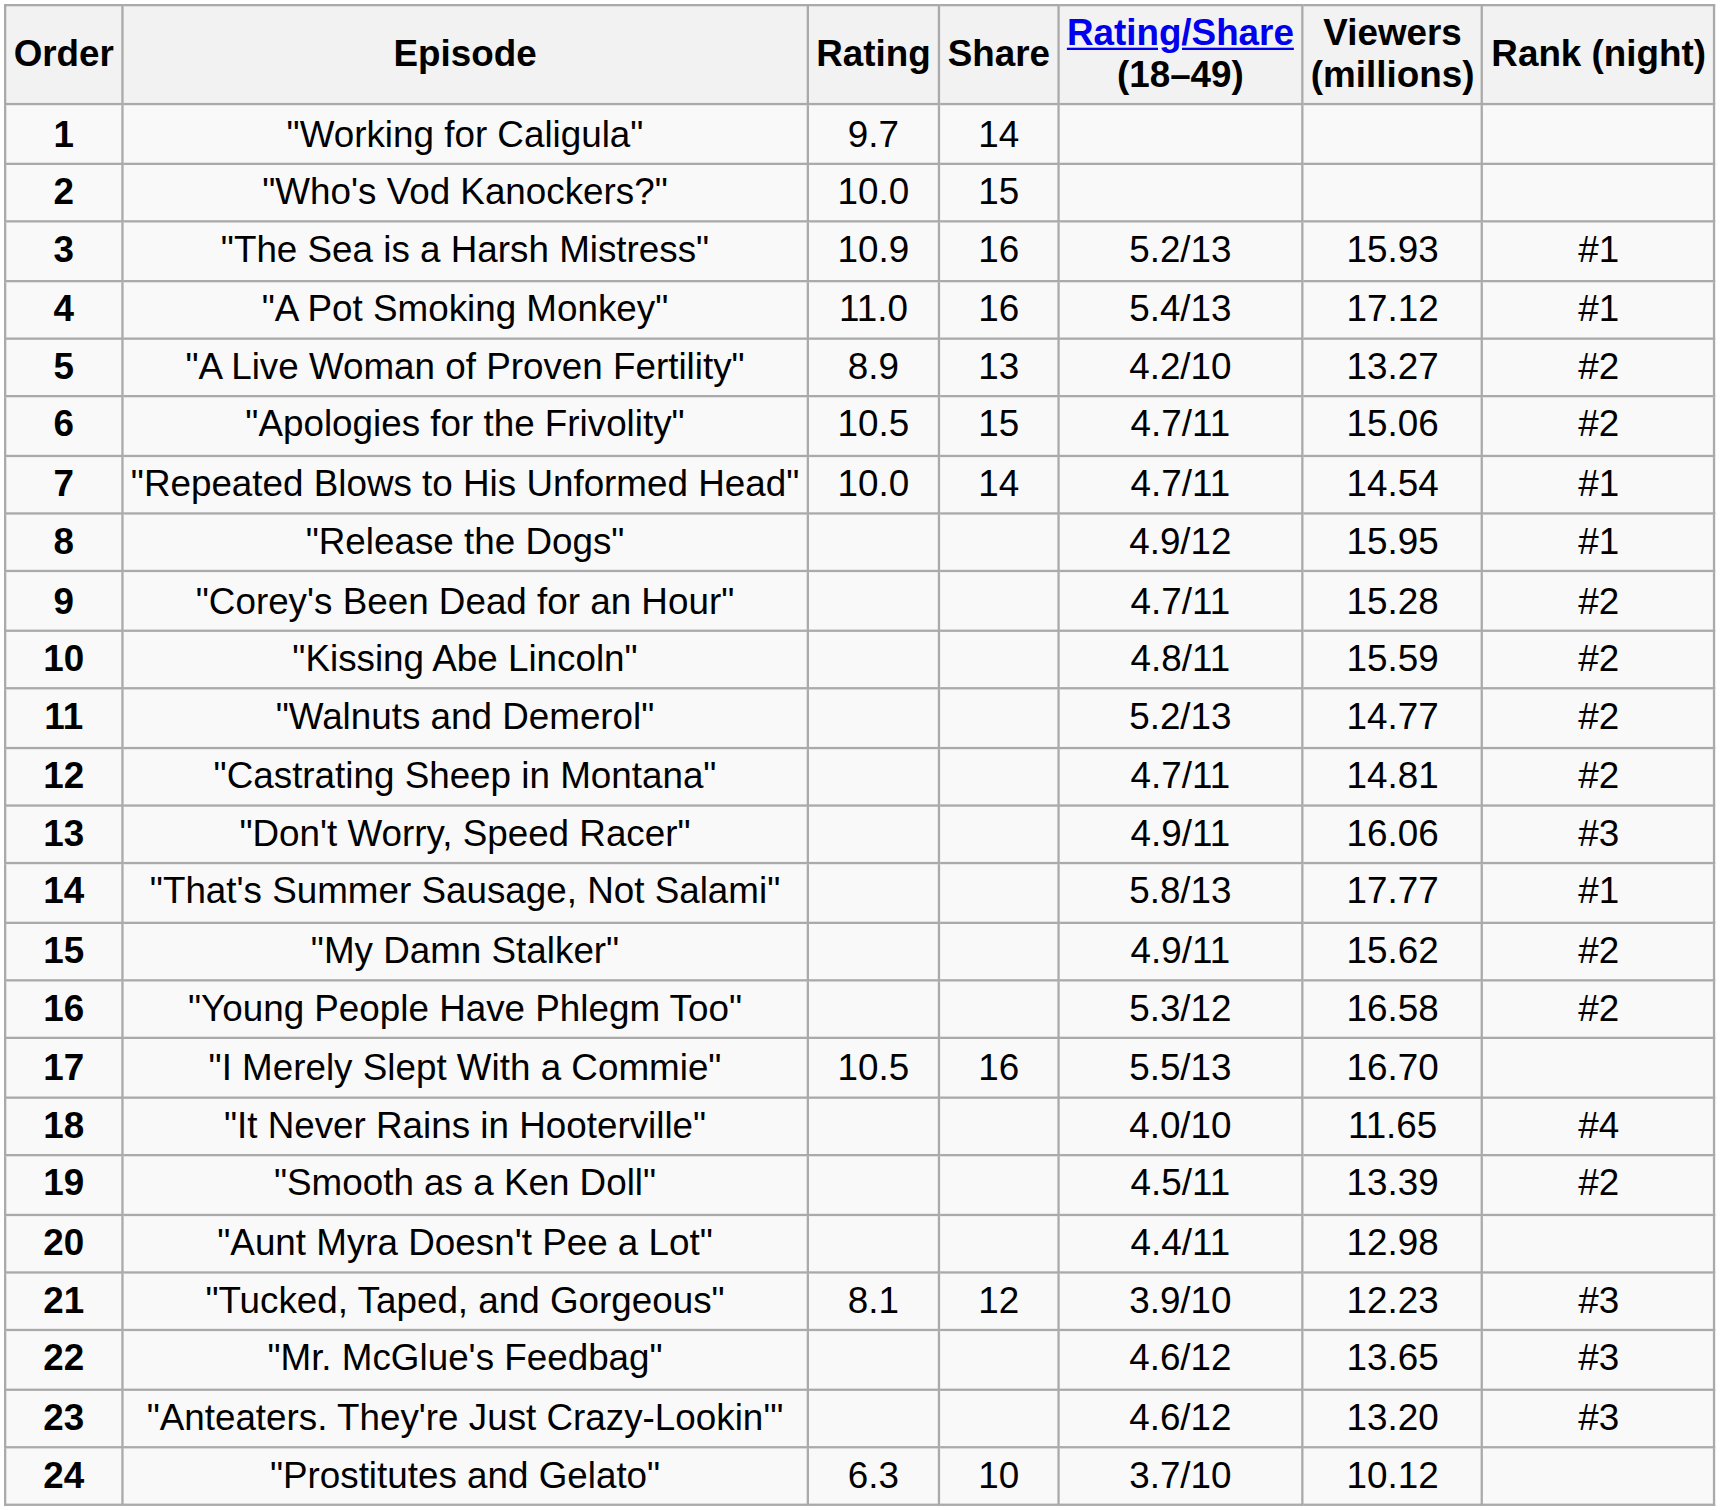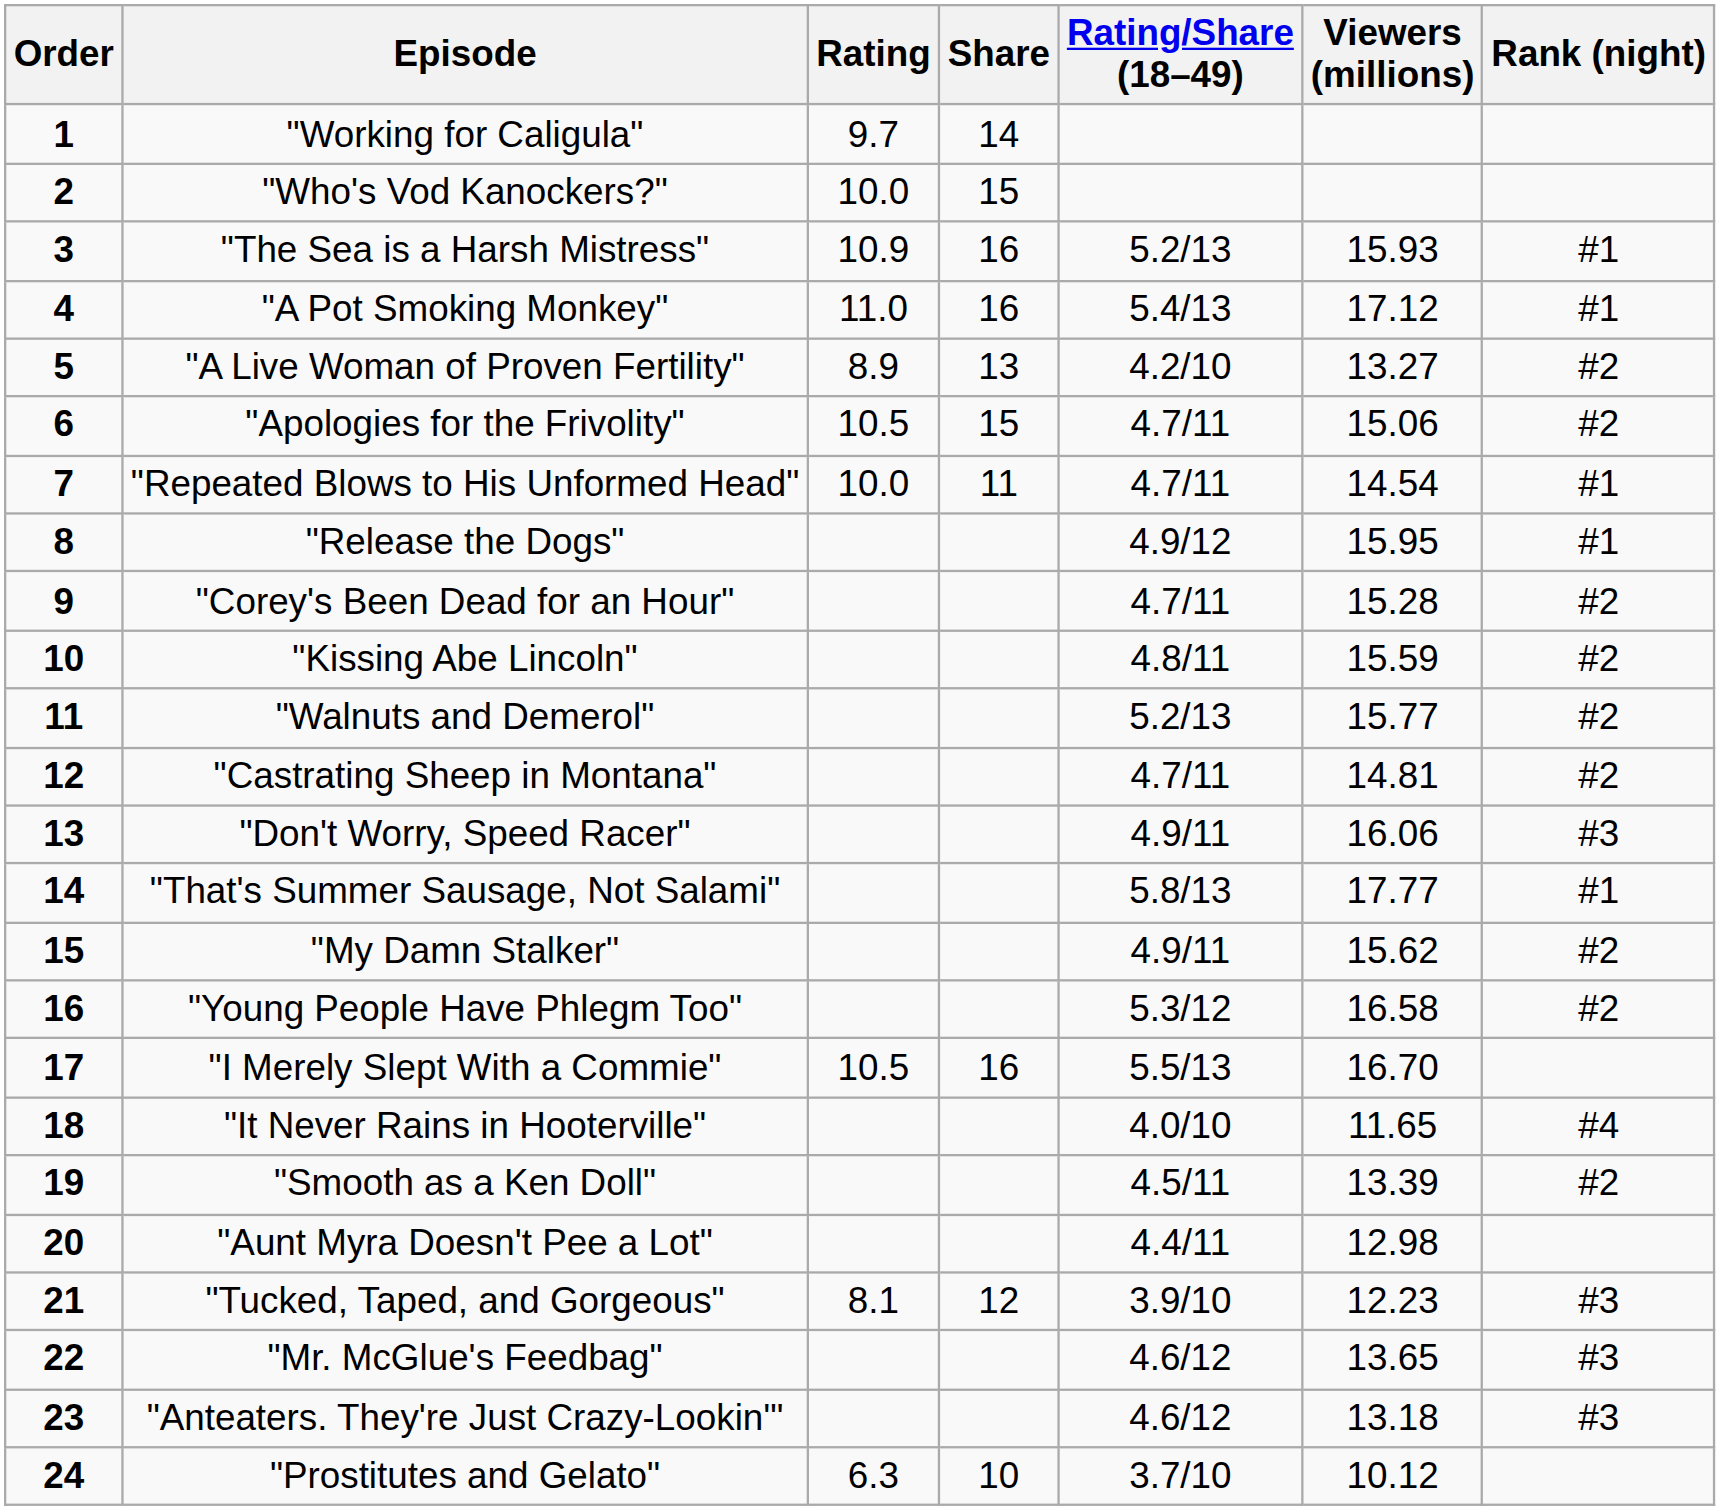(999, 483) 14 -> (999, 483) 11
(1393, 717) 14.77 -> (1393, 717) 15.77
(1393, 1417) 13.20 -> (1393, 1417) 13.18
